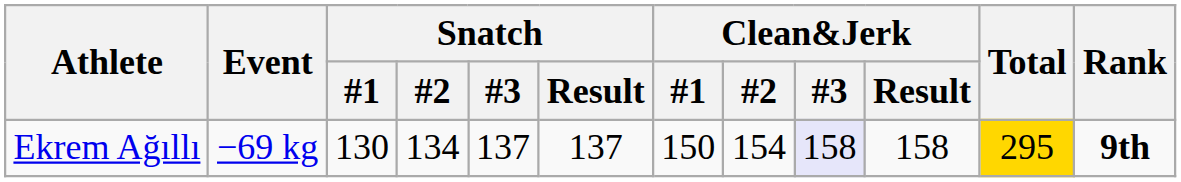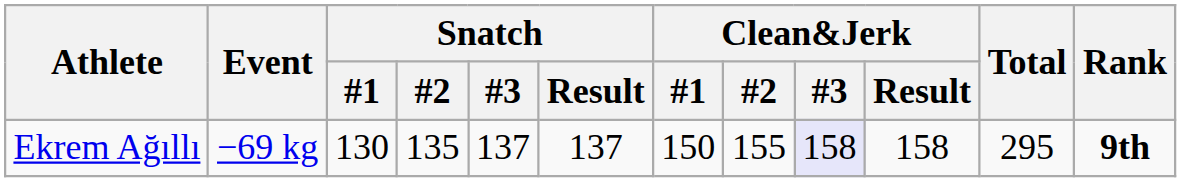(433, 147) 134 -> (433, 147) 135
(759, 147) 154 -> (759, 147) 155
(1027, 147) gold background -> (1027, 147) no background
